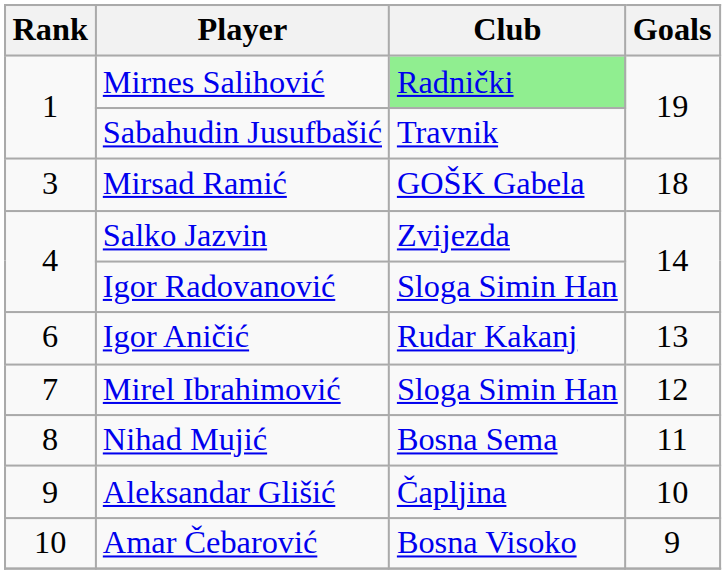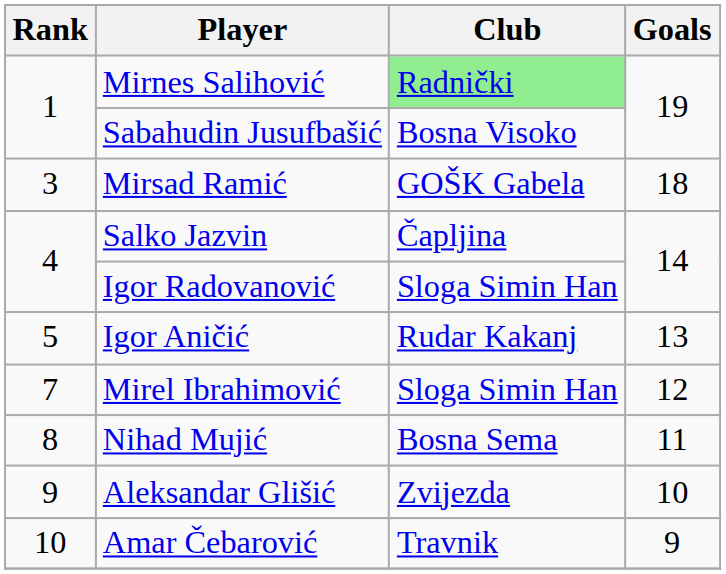(447, 132) Travnik -> (487, 132) Bosna Visoko
(453, 235) Zvijezda -> (452, 235) Čapljina
(50, 337) 6 -> (50, 337) 5
(452, 491) Čapljina -> (453, 491) Zvijezda
(487, 542) Bosna Visoko -> (447, 542) Travnik
